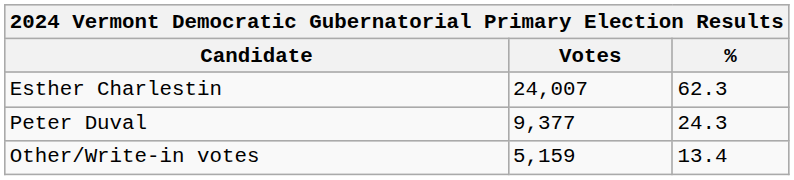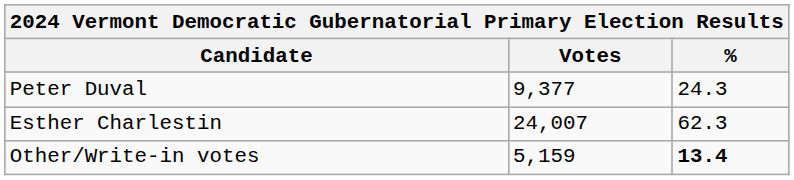rows swapped: (116, 90) <-> (78, 123)
(702, 157) normal -> (702, 157) bold
